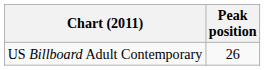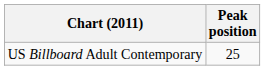(233, 53) 26 -> (233, 53) 25
